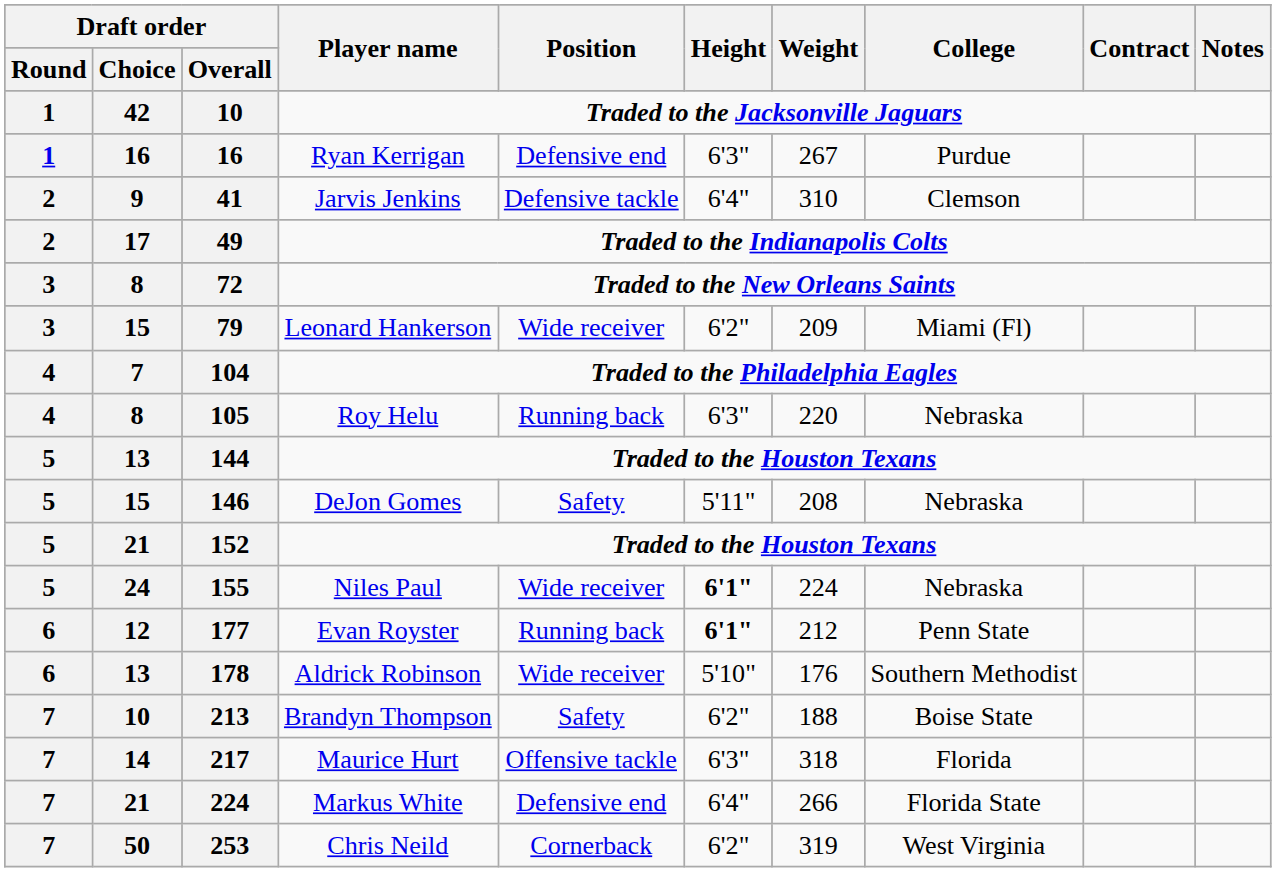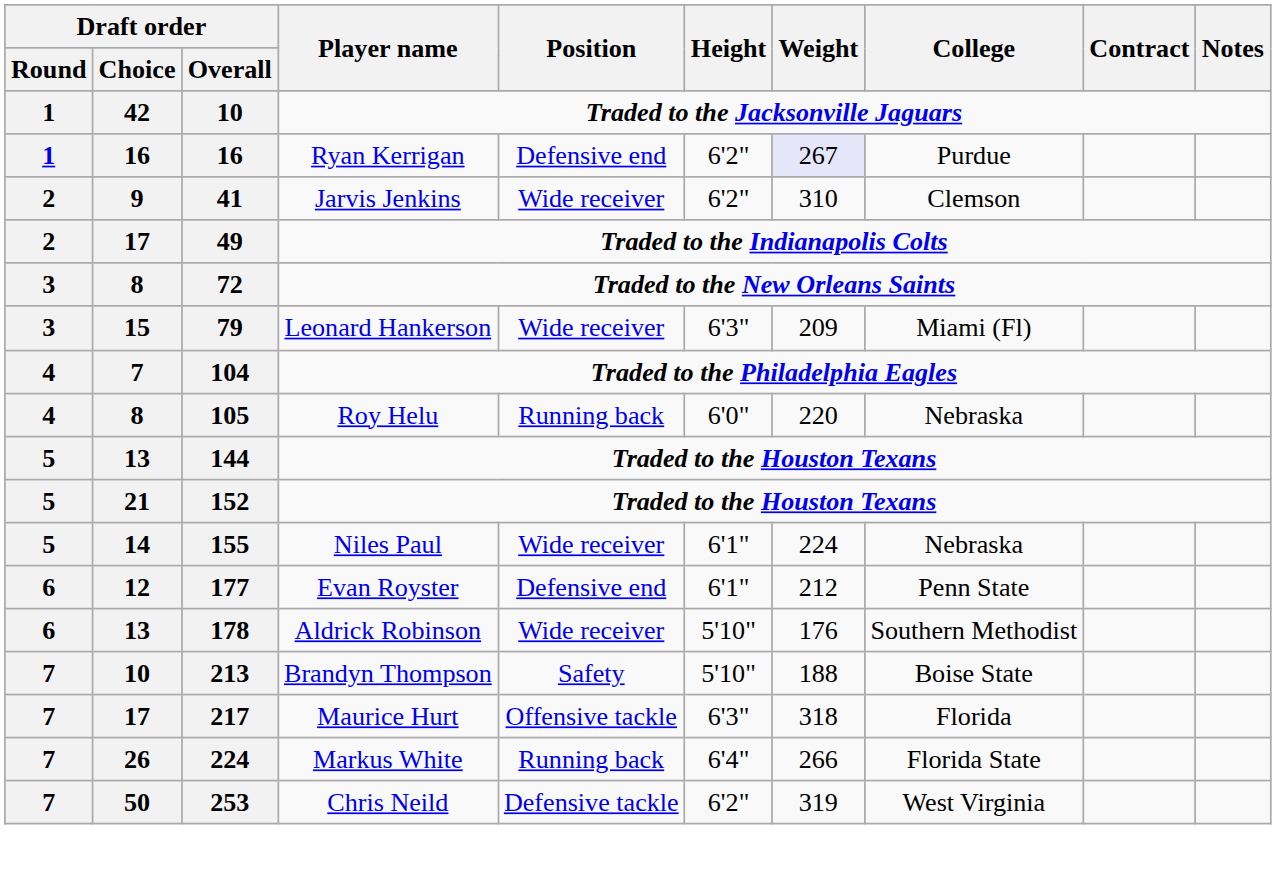(729, 155) 6'3" -> (729, 155) 6'2"
(818, 155) no background -> (818, 155) lavender background
(591, 198) Defensive tackle -> (591, 198) Wide receiver
(729, 198) 6'4" -> (729, 198) 6'2"
(729, 327) 6'2" -> (729, 327) 6'3"
(729, 414) 6'3" -> (729, 414) 6'0"
- row: (230, 500)
(137, 586) 24 -> (137, 543) 14
(729, 586) bold -> (729, 543) normal
(591, 629) Running back -> (591, 586) Defensive end
(729, 629) bold -> (729, 586) normal
(729, 715) 6'2" -> (729, 672) 5'10"
(137, 759) 14 -> (137, 715) 17
(137, 802) 21 -> (137, 759) 26
(591, 802) Defensive end -> (591, 759) Running back
(591, 845) Cornerback -> (591, 802) Defensive tackle
